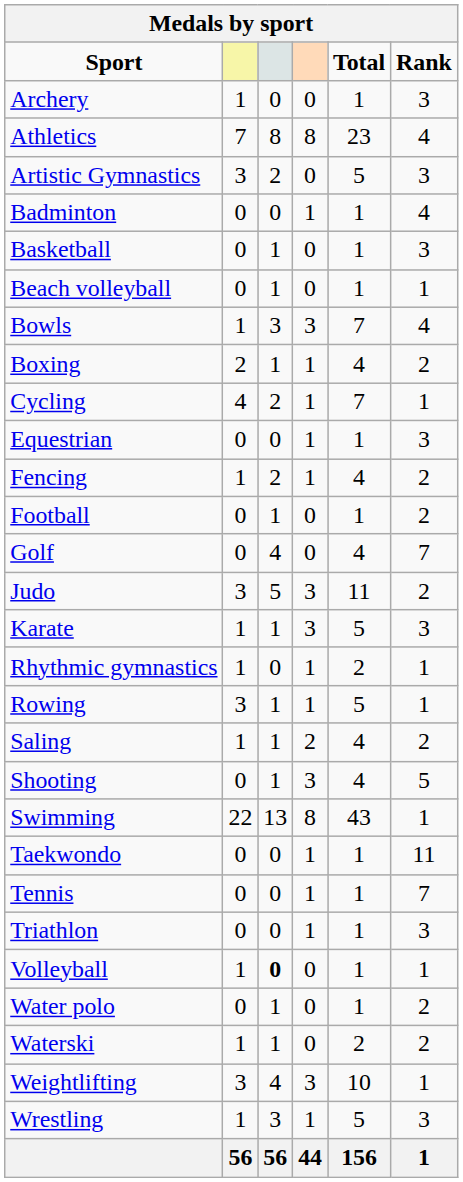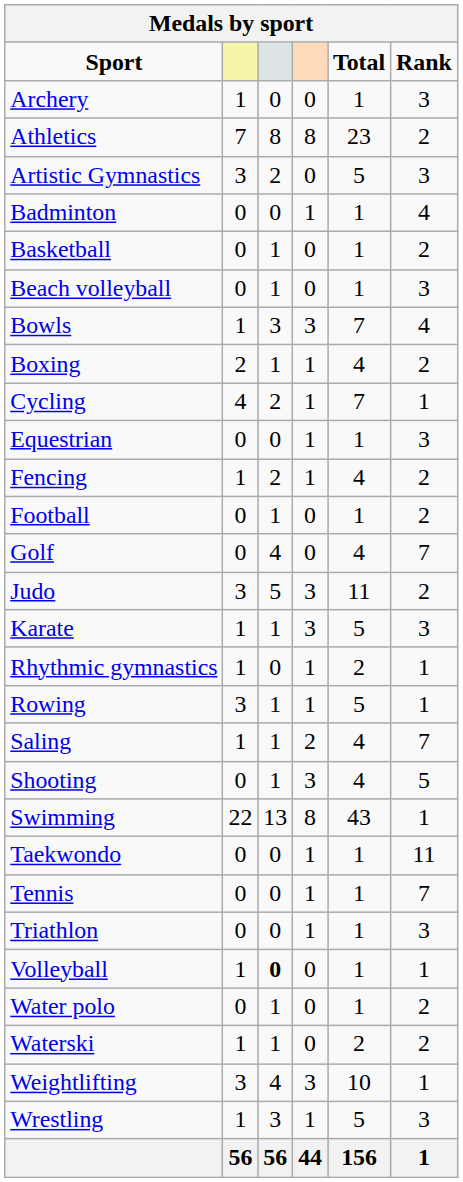(424, 136) 4 -> (424, 136) 2
(424, 250) 3 -> (424, 250) 2
(424, 288) 1 -> (424, 288) 3
(424, 741) 2 -> (424, 741) 7
